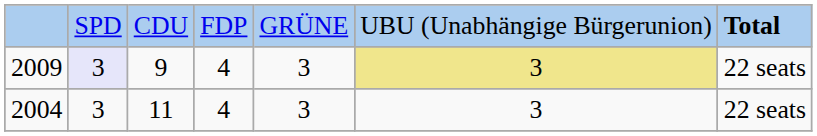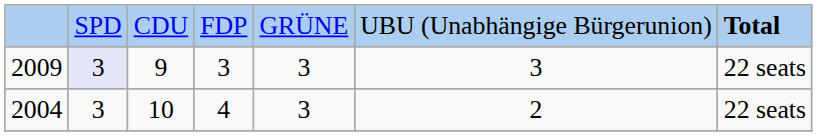(224, 66) 4 -> (224, 66) 3
(536, 66) khaki background -> (536, 66) no background
(161, 108) 11 -> (161, 108) 10
(536, 108) 3 -> (536, 108) 2
